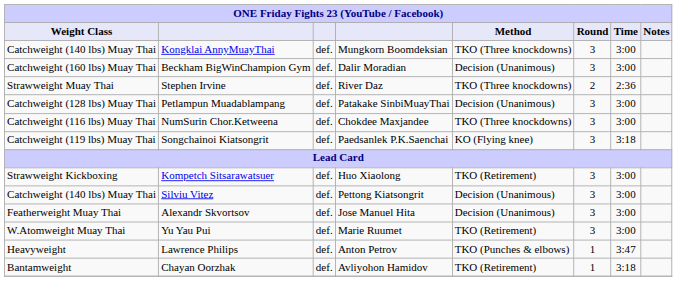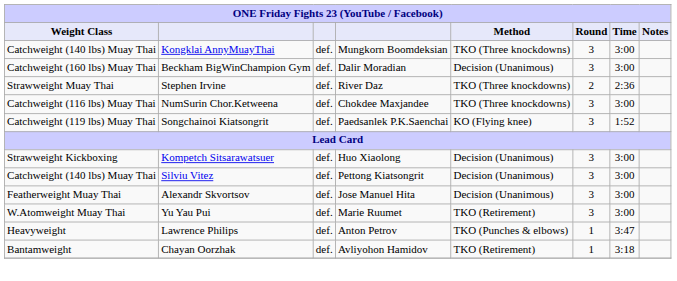- row: (223, 104)
(626, 140) 3:18 -> (625, 122) 1:52
(495, 176) TKO (Retirement) -> (503, 158) Decision (Unanimous)
